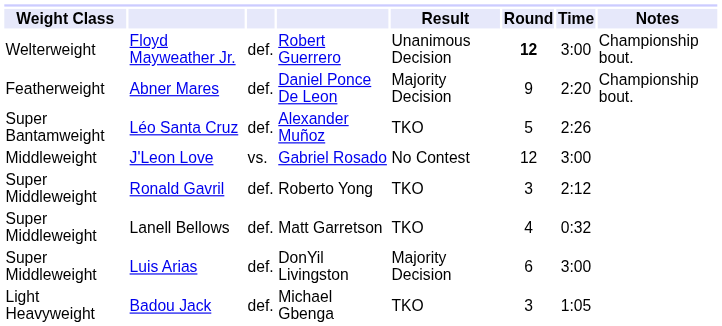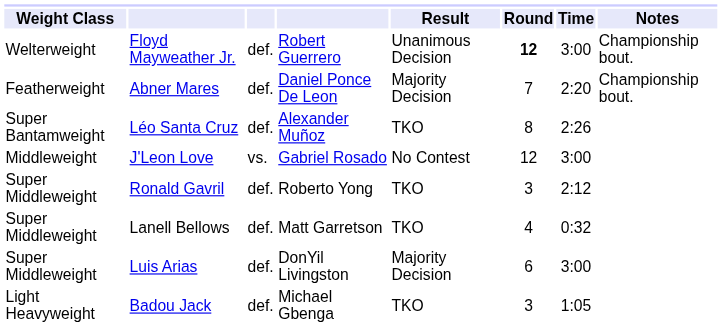(529, 88) 9 -> (529, 88) 7
(529, 127) 5 -> (529, 127) 8
